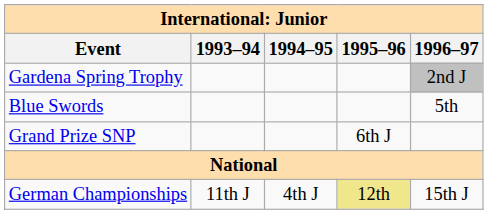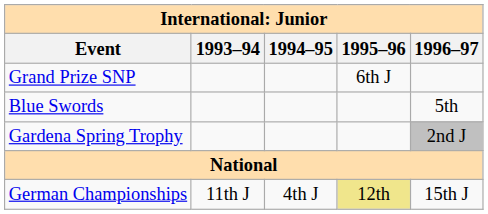rows swapped: (96, 77) <-> (72, 135)
